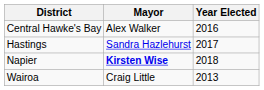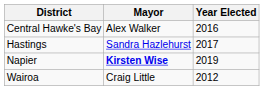(207, 61) 2018 -> (207, 61) 2019
(207, 77) 2013 -> (207, 77) 2012
